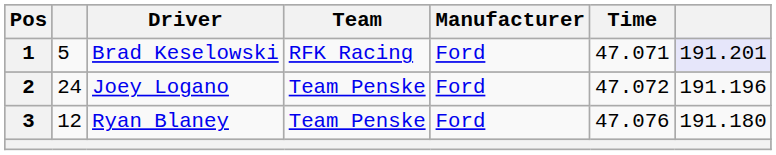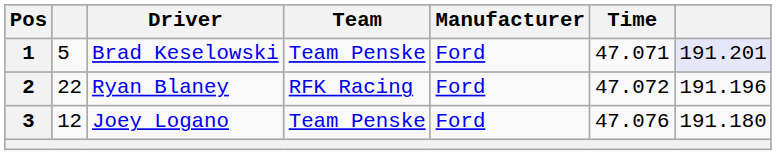(351, 55) RFK Racing -> (357, 55) Team Penske
(70, 89) 24 -> (70, 89) 22
(160, 89) Joey Logano -> (160, 89) Ryan Blaney
(357, 89) Team Penske -> (351, 89) RFK Racing
(160, 122) Ryan Blaney -> (160, 122) Joey Logano
